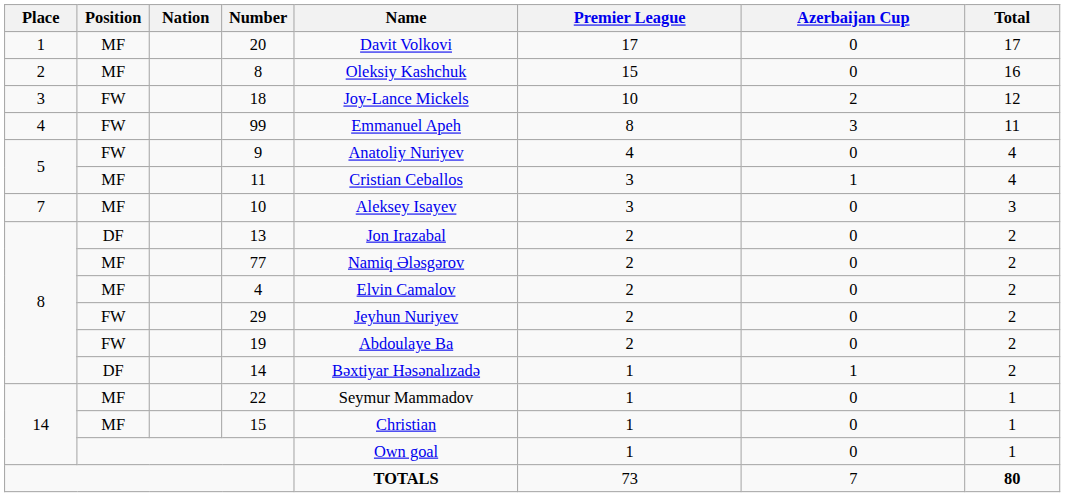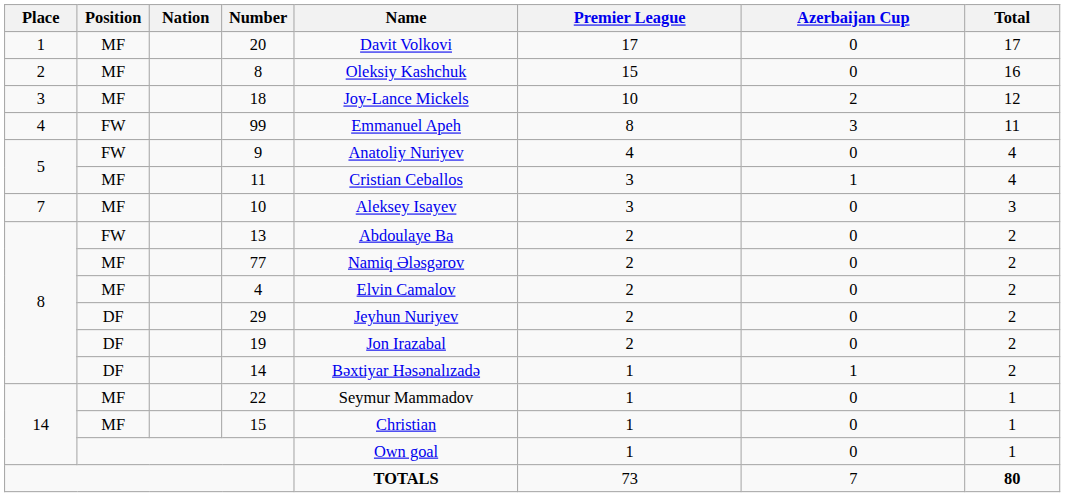(113, 99) FW -> (113, 99) MF
(113, 234) DF -> (113, 234) FW
(406, 234) Jon Irazabal -> (406, 234) Abdoulaye Ba
(113, 315) FW -> (113, 315) DF
(113, 343) FW -> (113, 343) DF
(406, 343) Abdoulaye Ba -> (406, 343) Jon Irazabal
